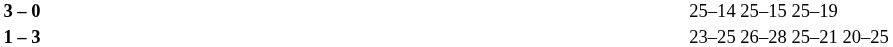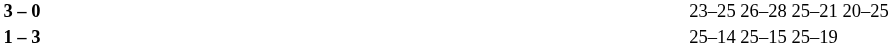(764, 11) 25–14 25–15 25–19 -> (789, 11) 23–25 26–28 25–21 20–25
(789, 37) 23–25 26–28 25–21 20–25 -> (764, 37) 25–14 25–15 25–19
